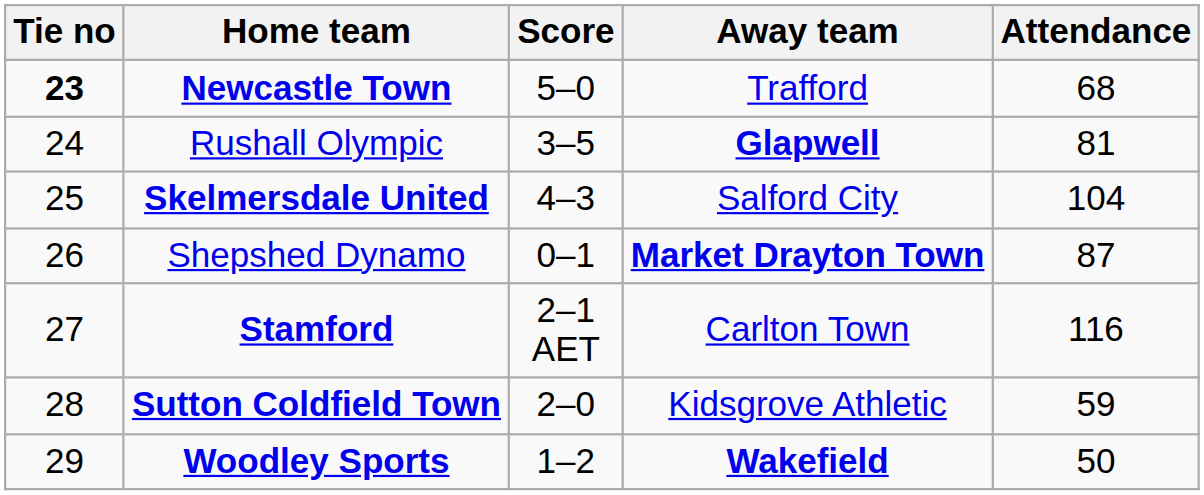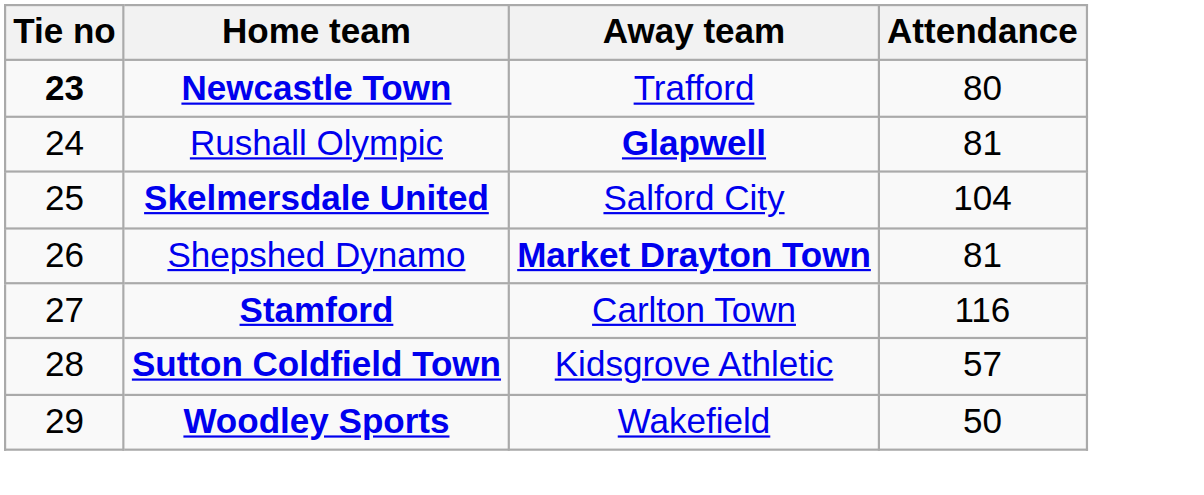- column: (566, 32)
(1096, 87) 68 -> (982, 87) 80
(1096, 254) 87 -> (982, 254) 81
(1096, 405) 59 -> (982, 365) 57
(808, 460) bold -> (694, 421) normal
